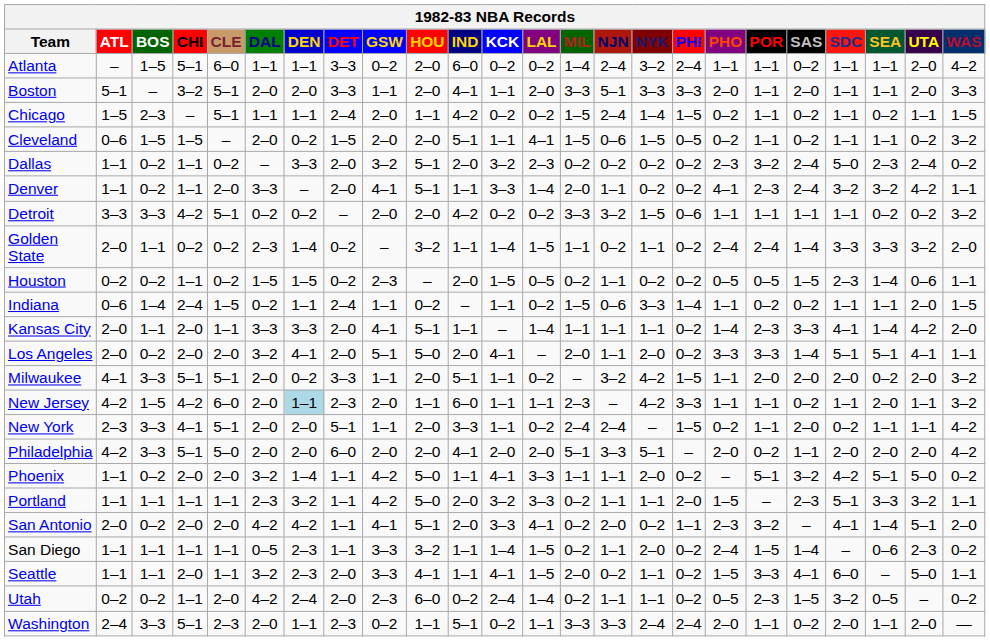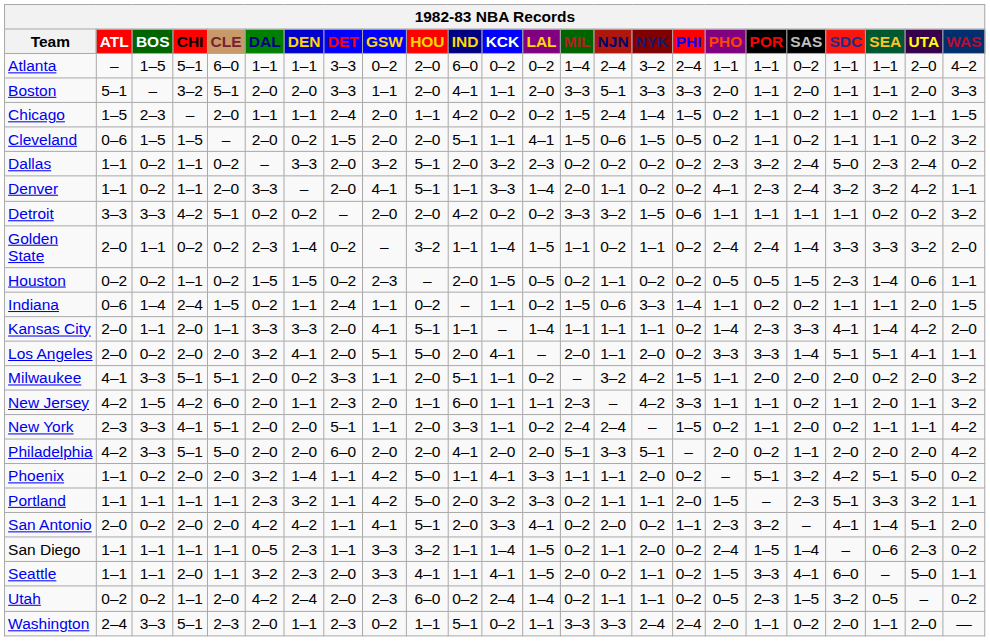(226, 115) 5–1 -> (226, 115) 2–0
(304, 402) lightblue background -> (304, 402) no background
